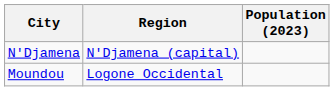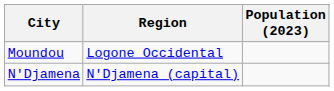rows swapped: (44, 53) <-> (36, 75)
